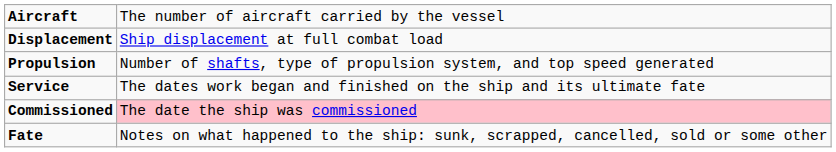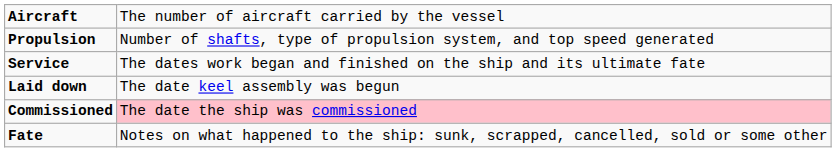- row: (60, 40)
+ row: (47, 88)
